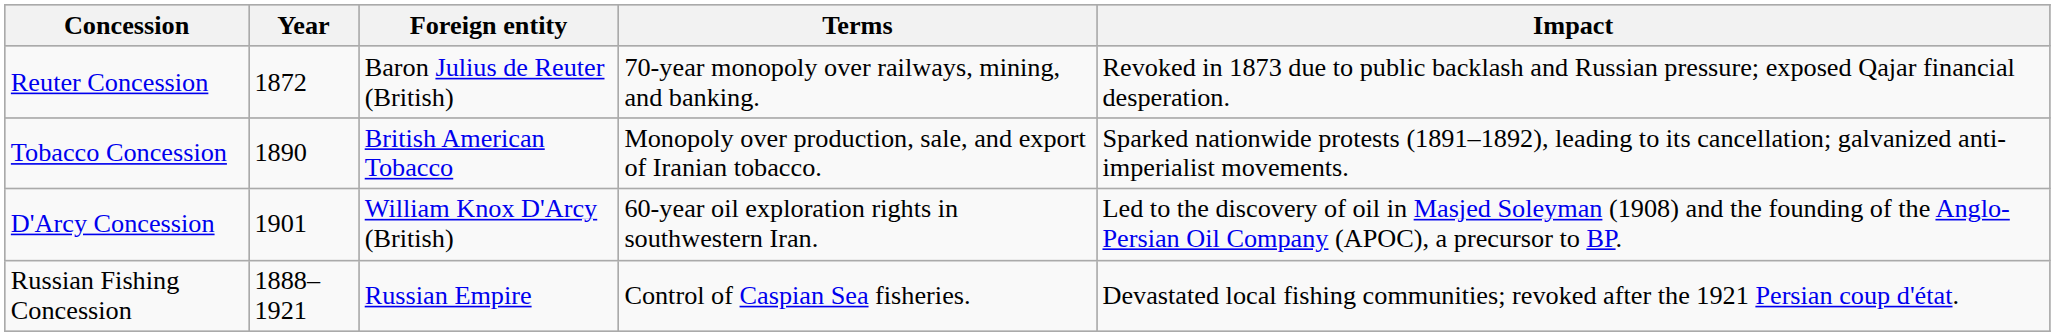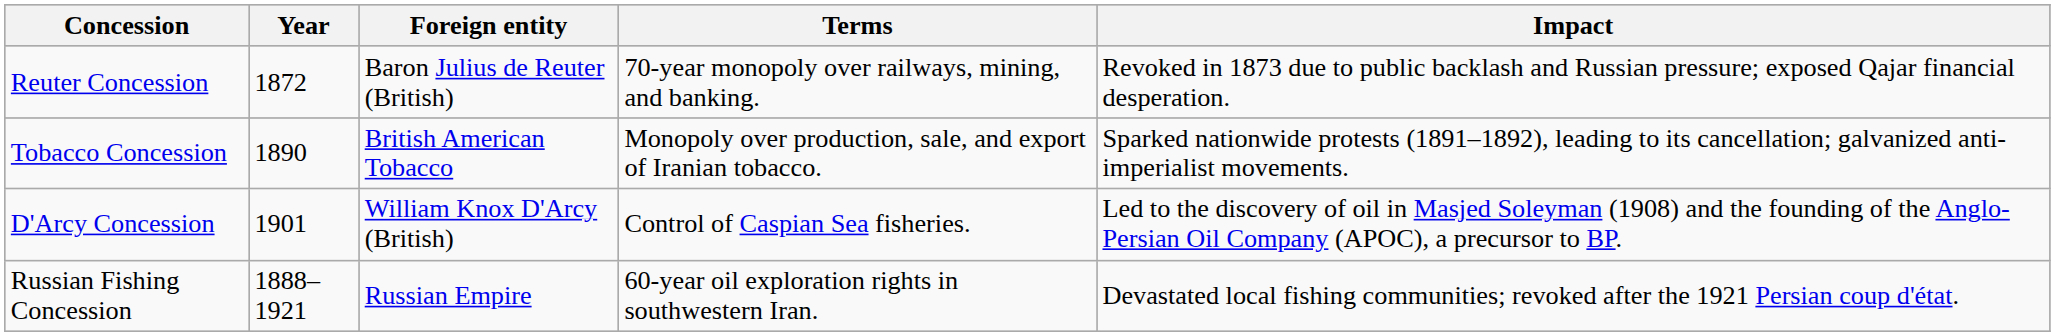(791, 223) 60-year oil exploration rights in southwestern Iran. -> (797, 223) Control of Caspian Sea fisheries.
(797, 295) Control of Caspian Sea fisheries. -> (791, 295) 60-year oil exploration rights in southwestern Iran.
